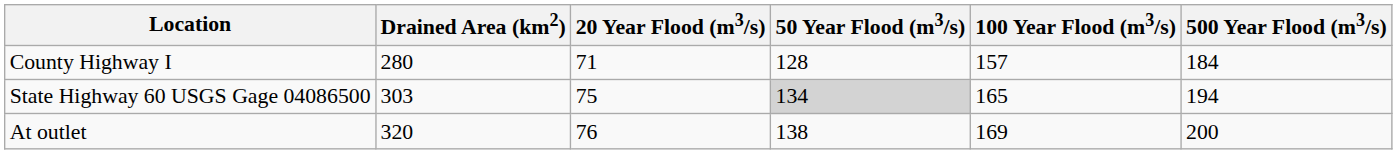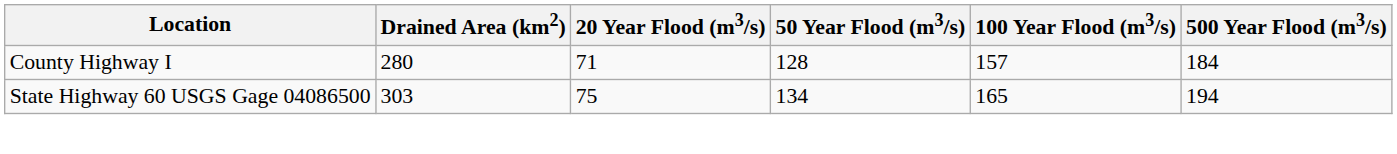(792, 96) lightgrey background -> (792, 96) no background
- row: (48, 131)
